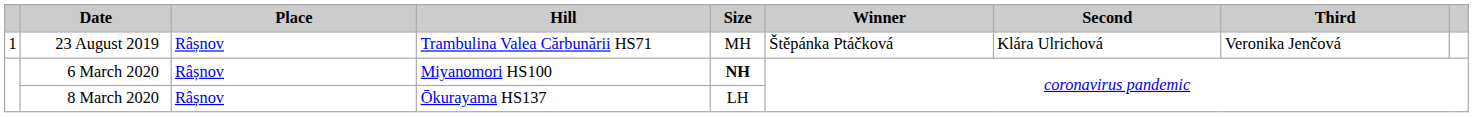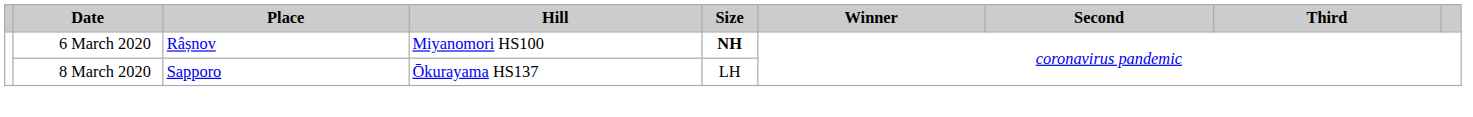- row: (111, 44)
(199, 97) Râșnov -> (194, 71) Sapporo
